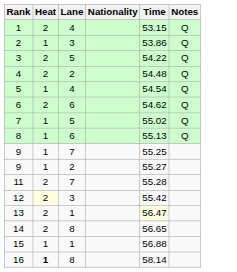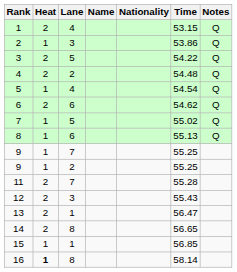+ column: (101, 12)
(154, 167) 55.27 -> (186, 167) 55.25
(45, 197) lightyellow background -> (45, 197) no background
(154, 197) 55.42 -> (186, 197) 55.43
(154, 213) lightyellow background -> (186, 213) no background
(154, 244) 56.88 -> (186, 244) 56.85
